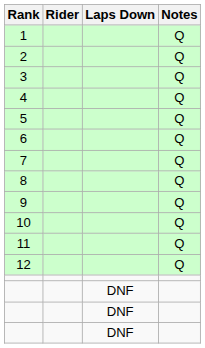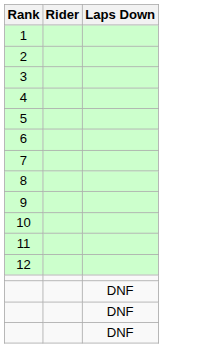- column: (179, 14)
